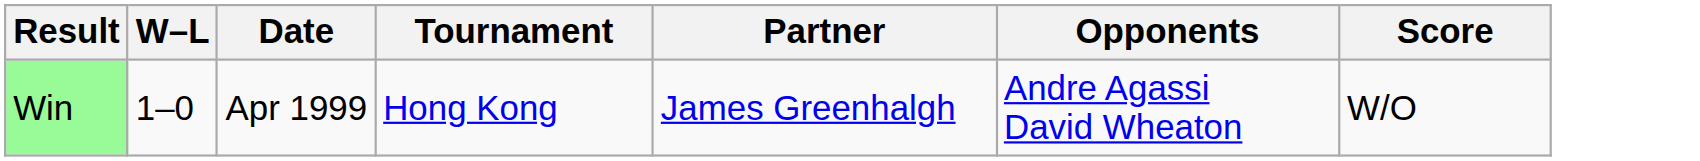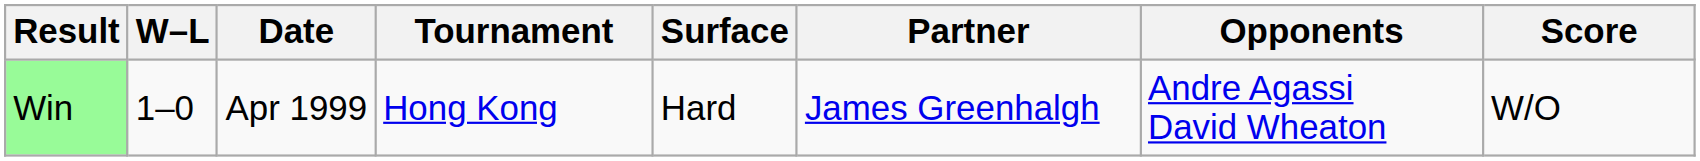+ column: (725, 32)
